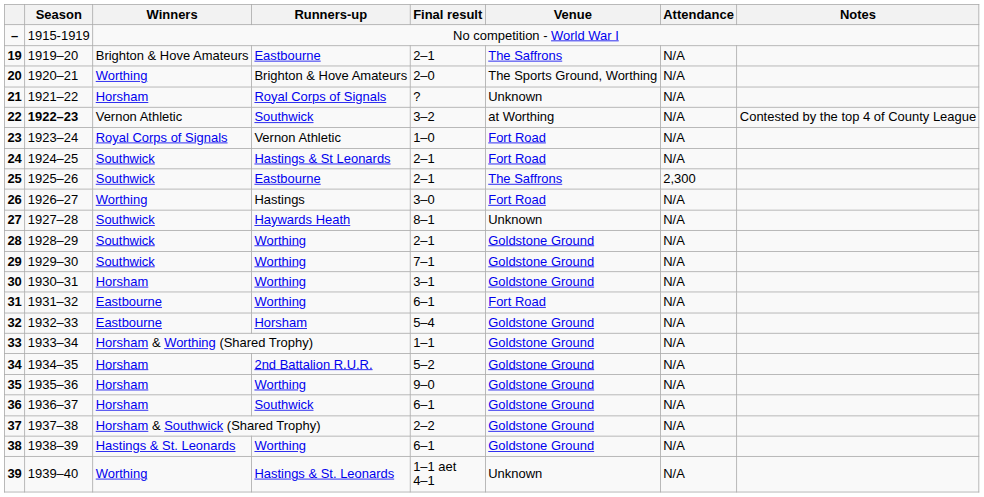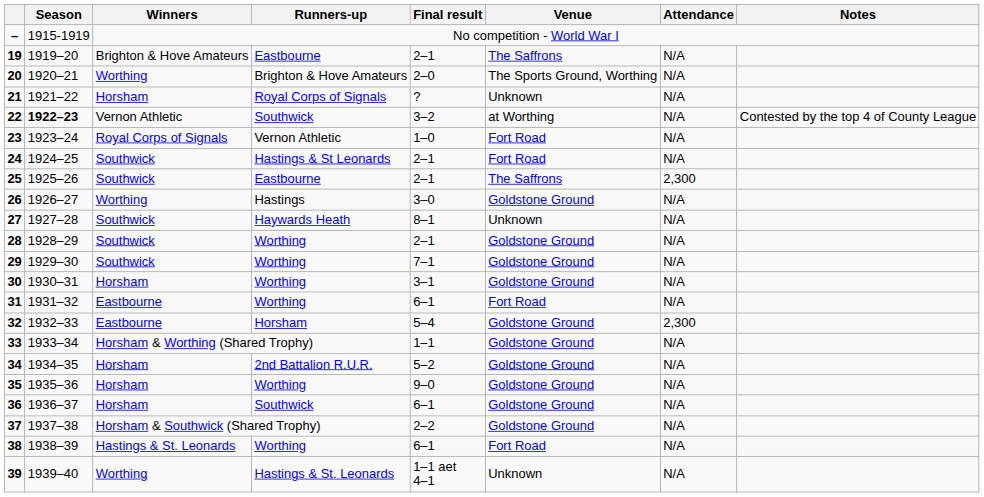(517, 199) Fort Road -> (541, 199) Goldstone Ground
(674, 323) N/A -> (679, 323) 2,300
(541, 446) Goldstone Ground -> (517, 446) Fort Road
